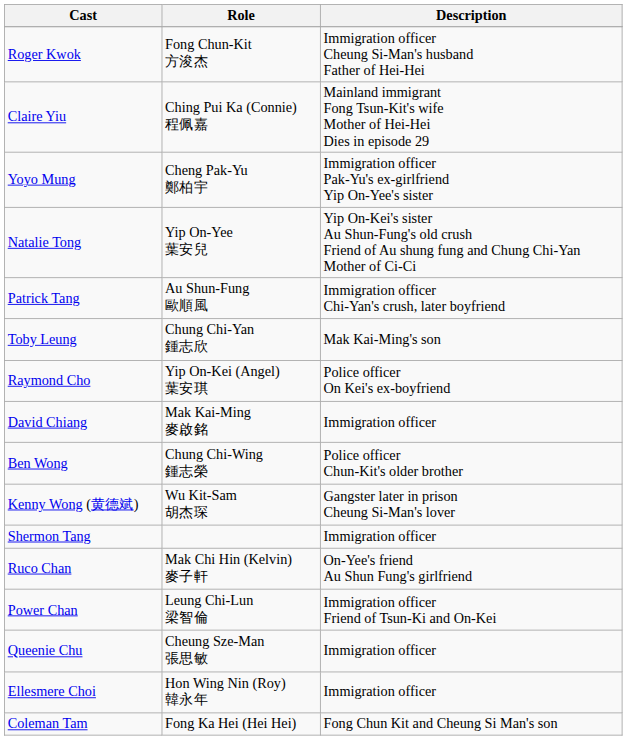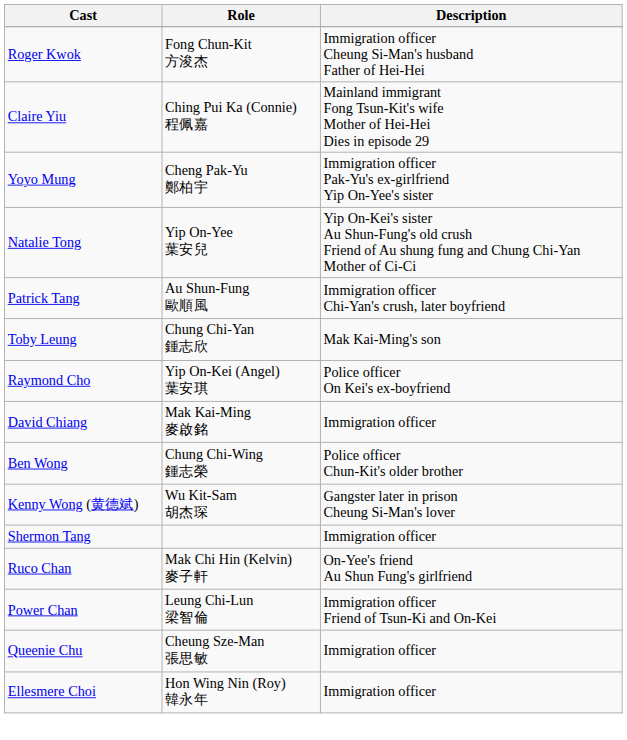- row: (48, 724)
